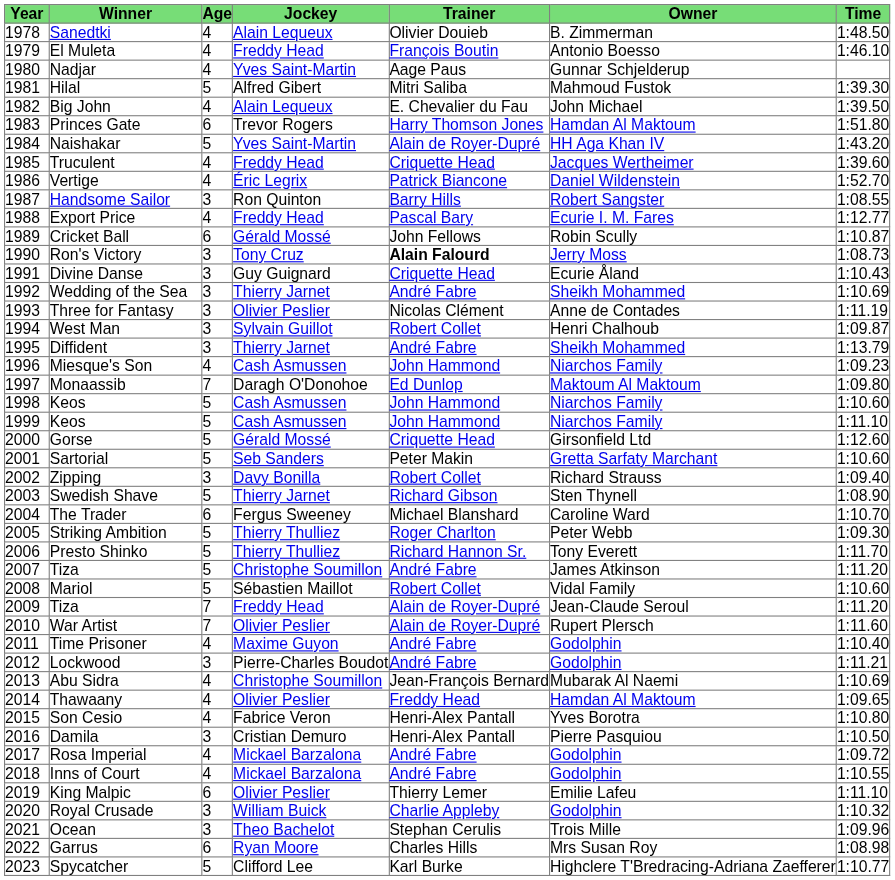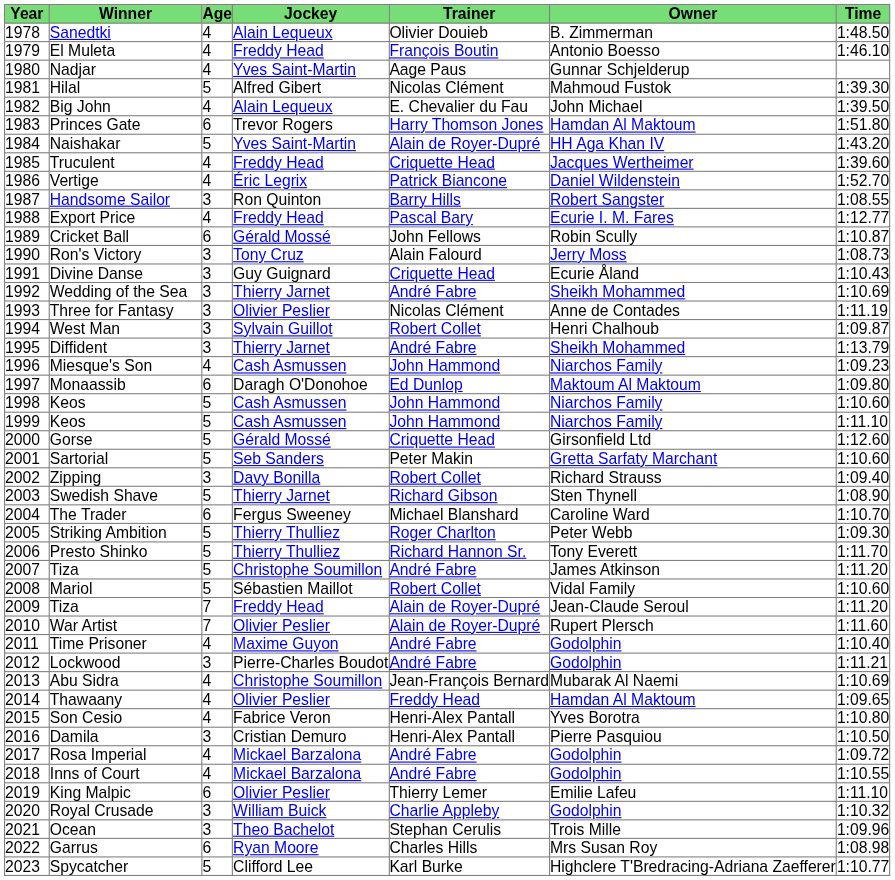(428, 88) Mitri Saliba -> (446, 88) Nicolas Clément
(439, 255) bold -> (436, 255) normal
(207, 384) 7 -> (207, 384) 6
